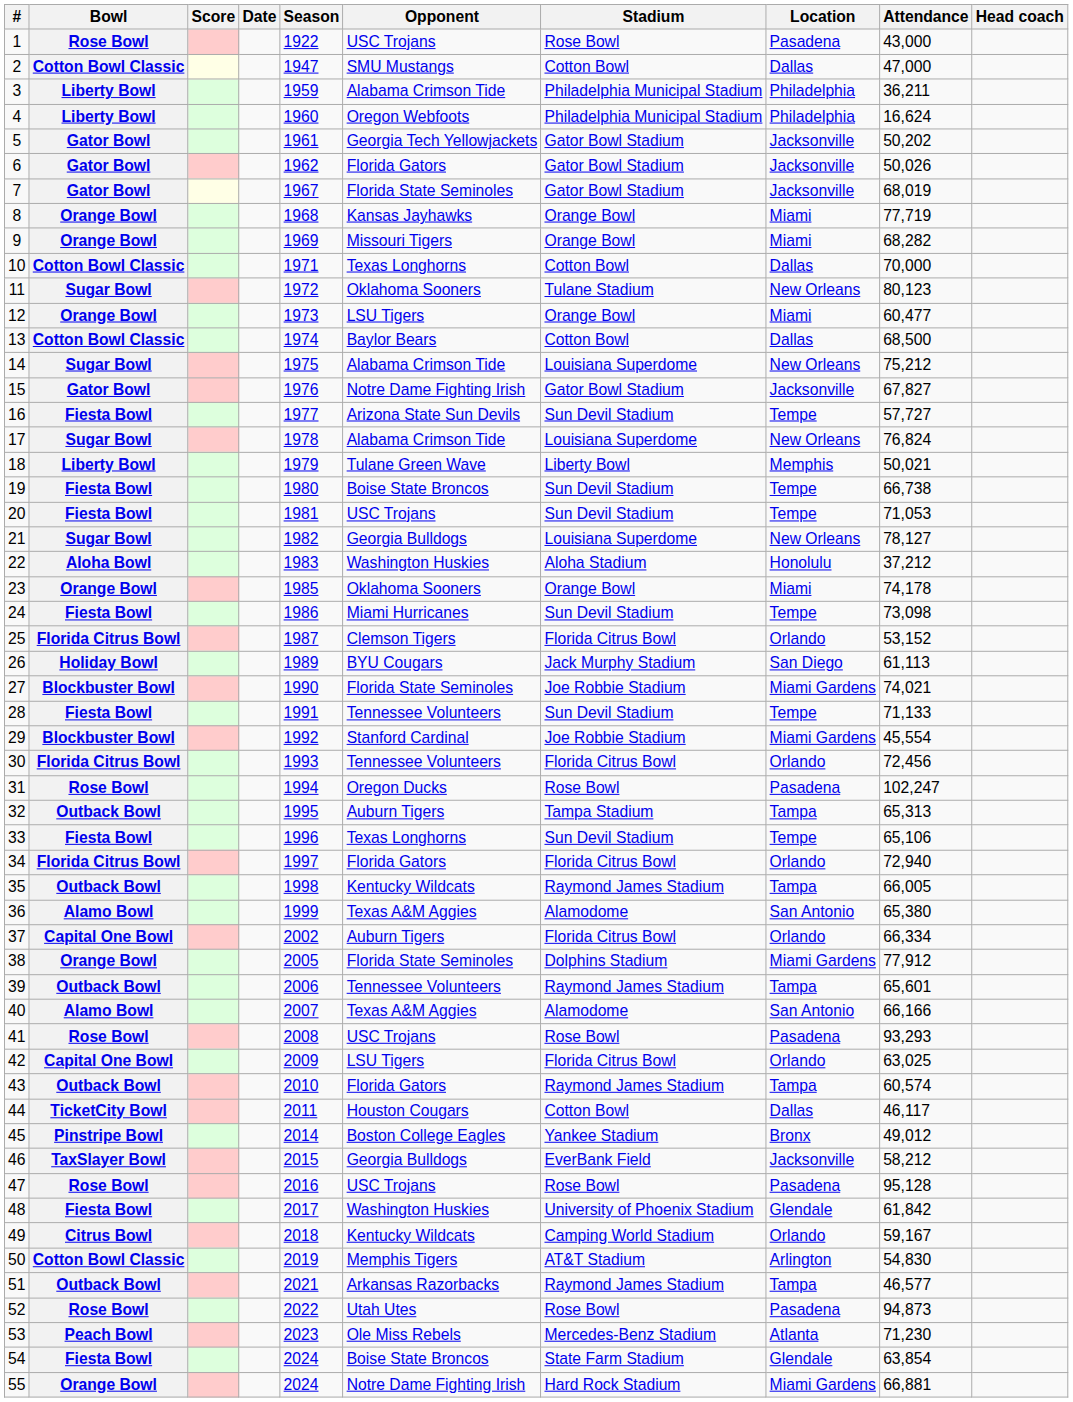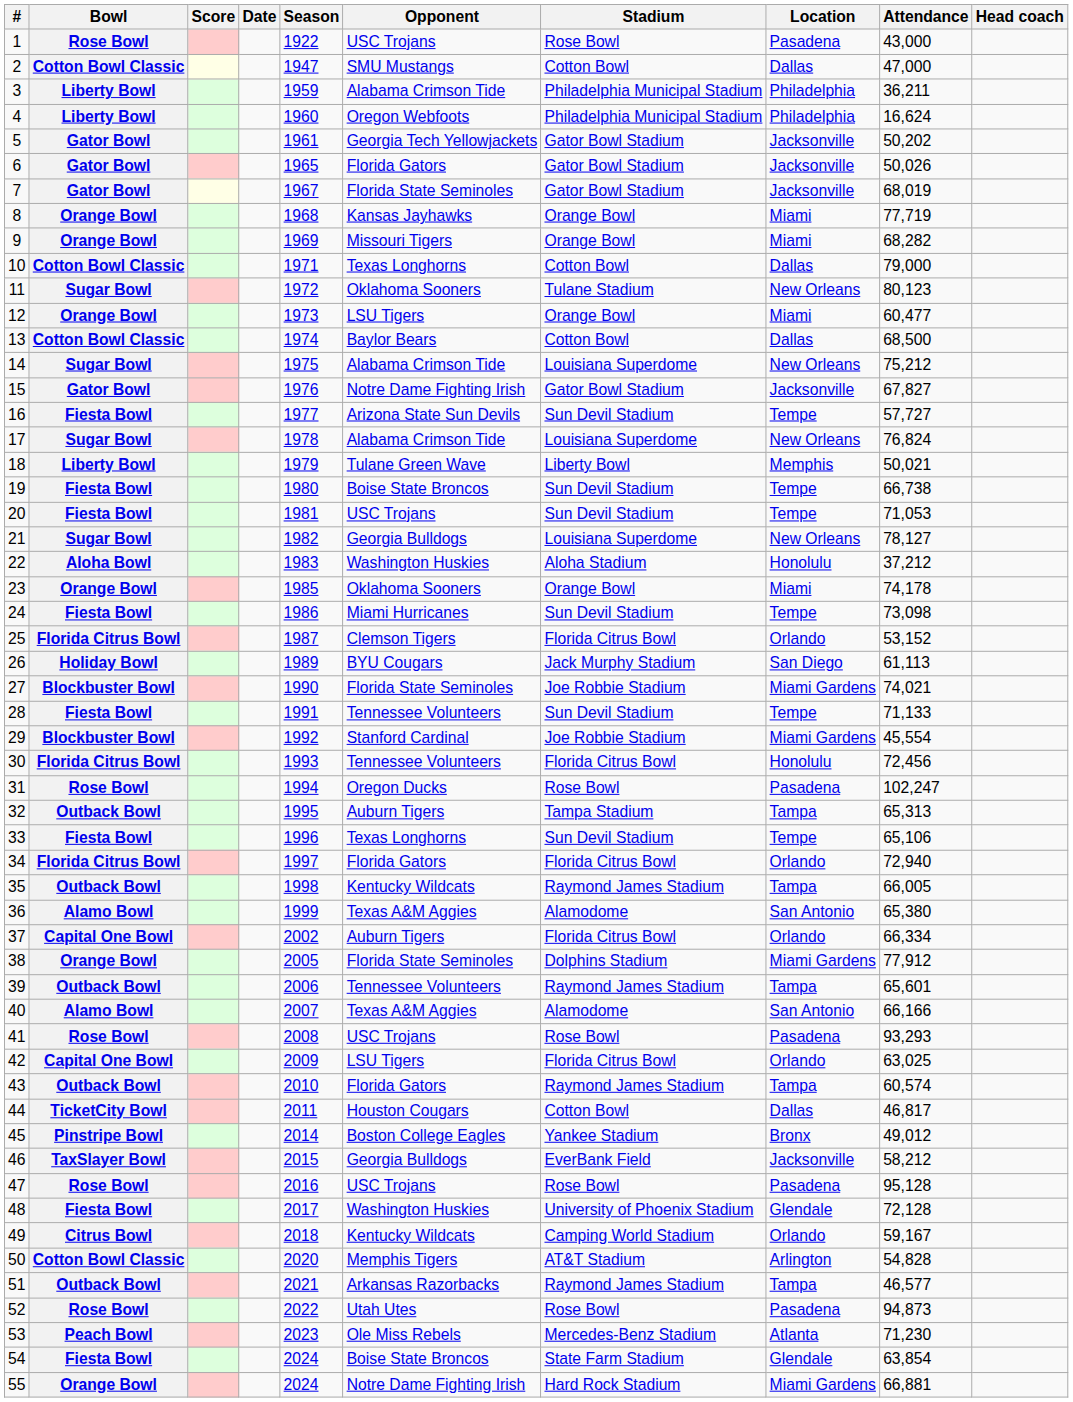(301, 166) 1962 -> (301, 166) 1965
(907, 265) 70,000 -> (907, 265) 79,000
(798, 762) Orlando -> (801, 762) Honolulu
(907, 1111) 46,117 -> (907, 1111) 46,817
(907, 1210) 61,842 -> (907, 1210) 72,128
(301, 1260) 2019 -> (301, 1260) 2020
(907, 1260) 54,830 -> (907, 1260) 54,828
